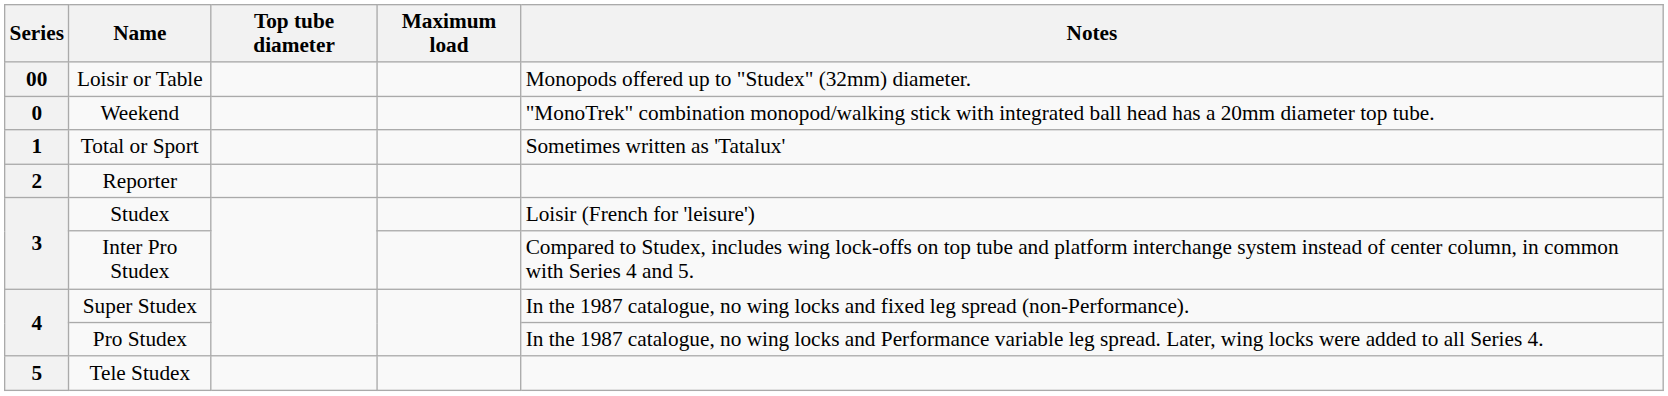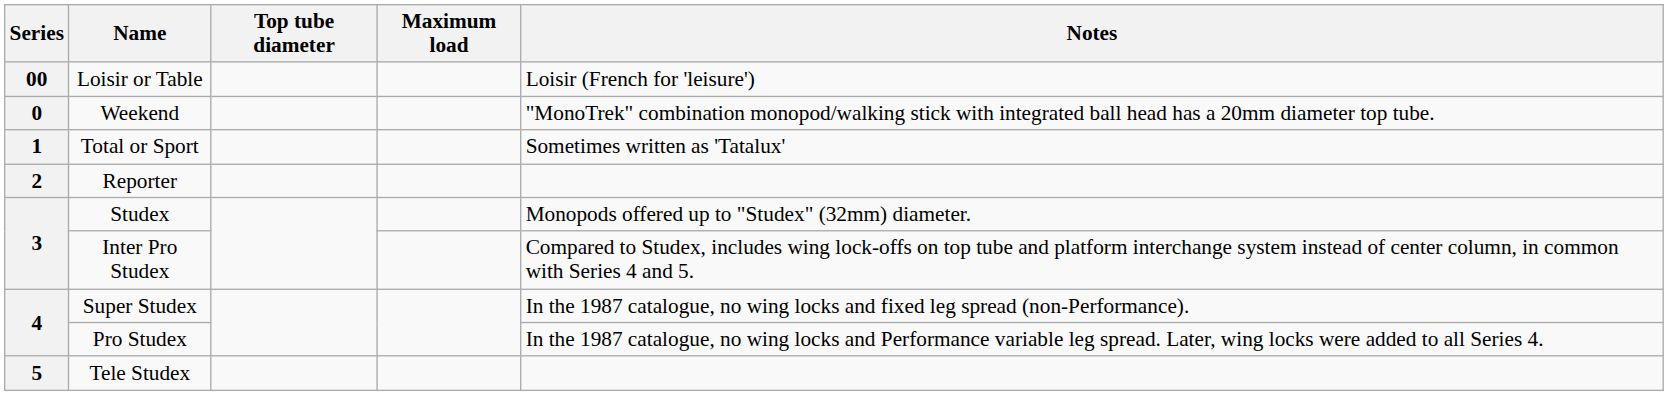(748, 79) Monopods offered up to "Studex" (32mm) diameter. -> (640, 79) Loisir (French for 'leisure')
(640, 214) Loisir (French for 'leisure') -> (748, 214) Monopods offered up to "Studex" (32mm) diameter.
